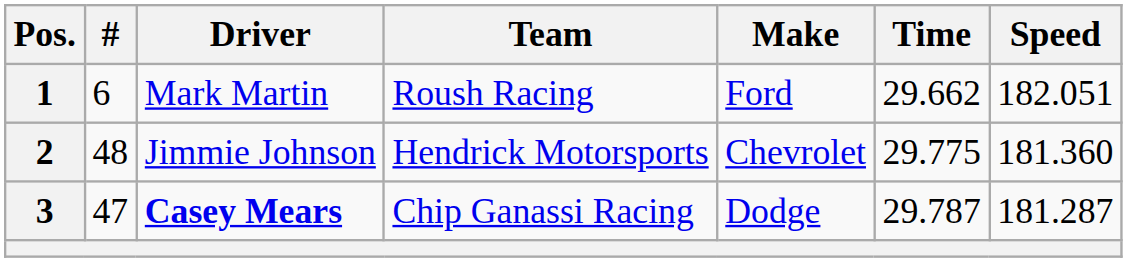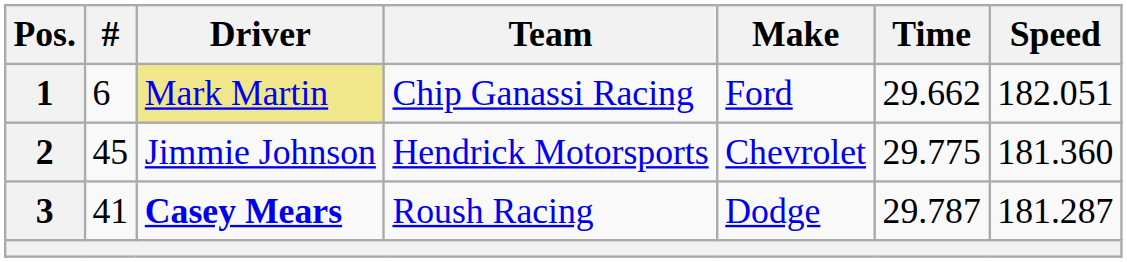(237, 93) no background -> (237, 93) khaki background
(493, 93) Roush Racing -> (543, 93) Chip Ganassi Racing
(110, 151) 48 -> (110, 151) 45
(110, 210) 47 -> (110, 210) 41
(543, 210) Chip Ganassi Racing -> (493, 210) Roush Racing
